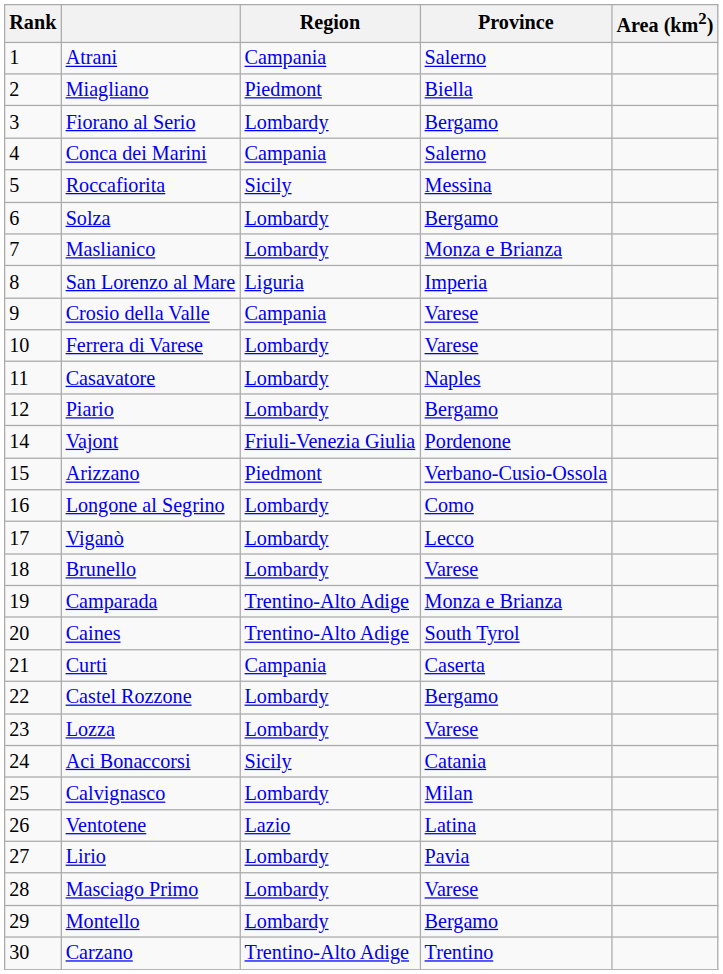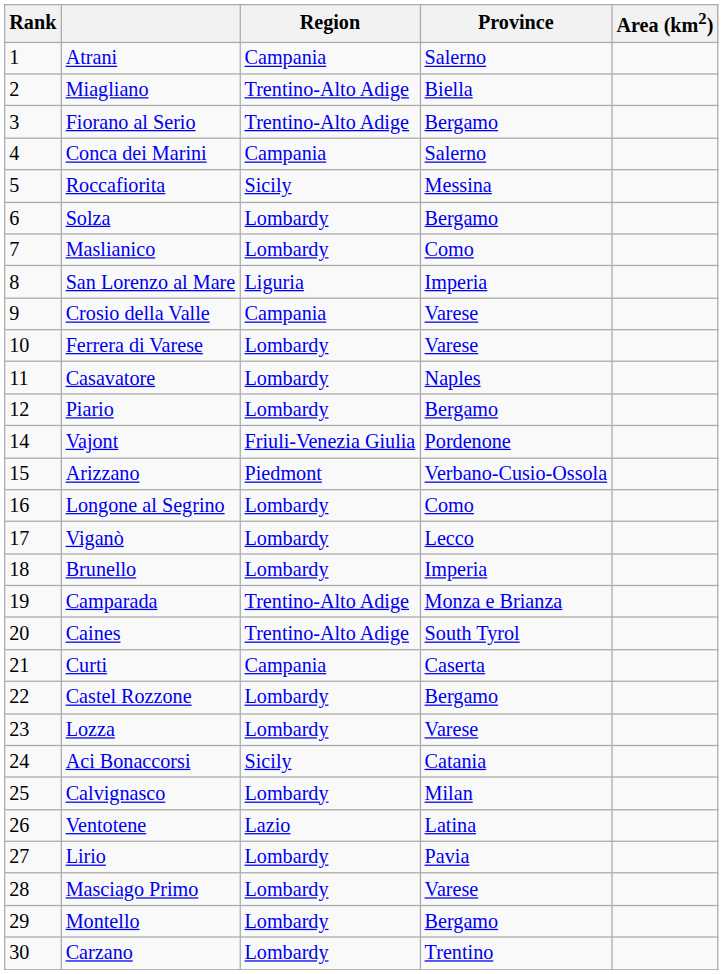(283, 89) Piedmont -> (327, 89) Trentino-Alto Adige
(287, 121) Lombardy -> (327, 121) Trentino-Alto Adige
(493, 249) Monza e Brianza -> (449, 249) Como
(451, 569) Varese -> (456, 569) Imperia
(327, 953) Trentino-Alto Adige -> (287, 953) Lombardy
